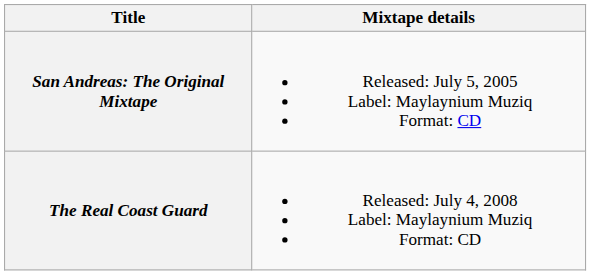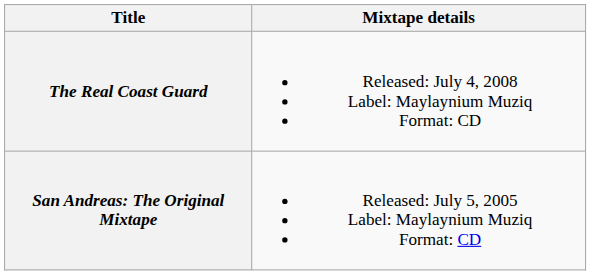rows swapped: (128, 91) <-> (128, 210)
